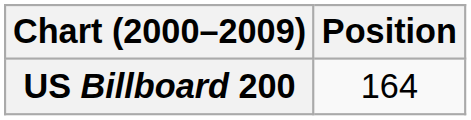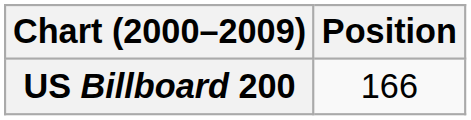(389, 85) 164 -> (389, 85) 166
